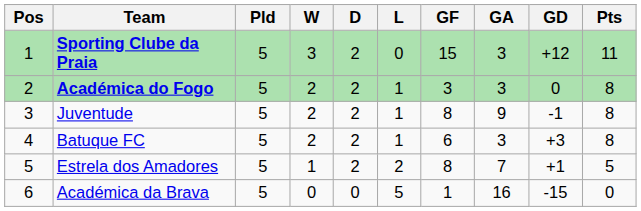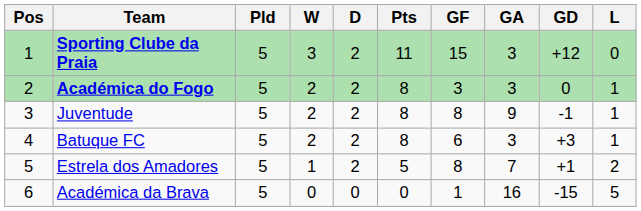columns swapped: (399, 17) <-> (609, 17)
